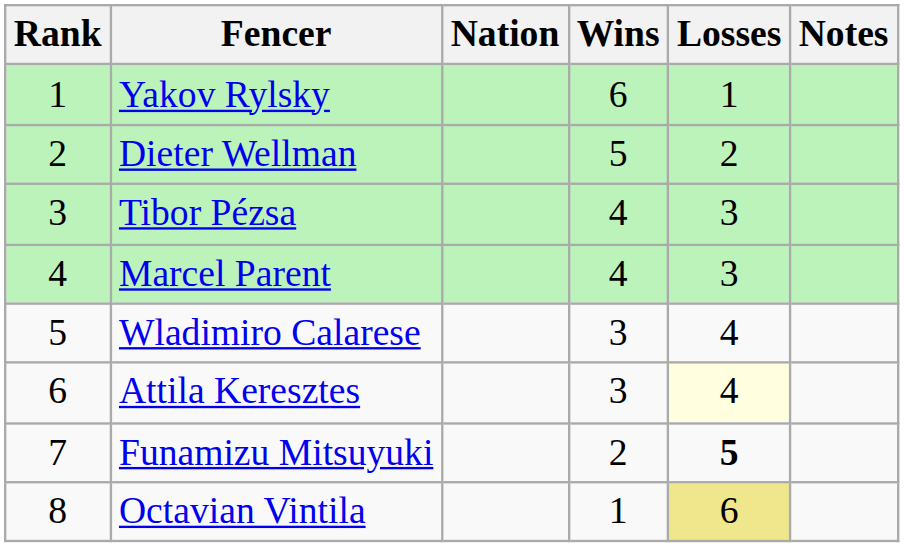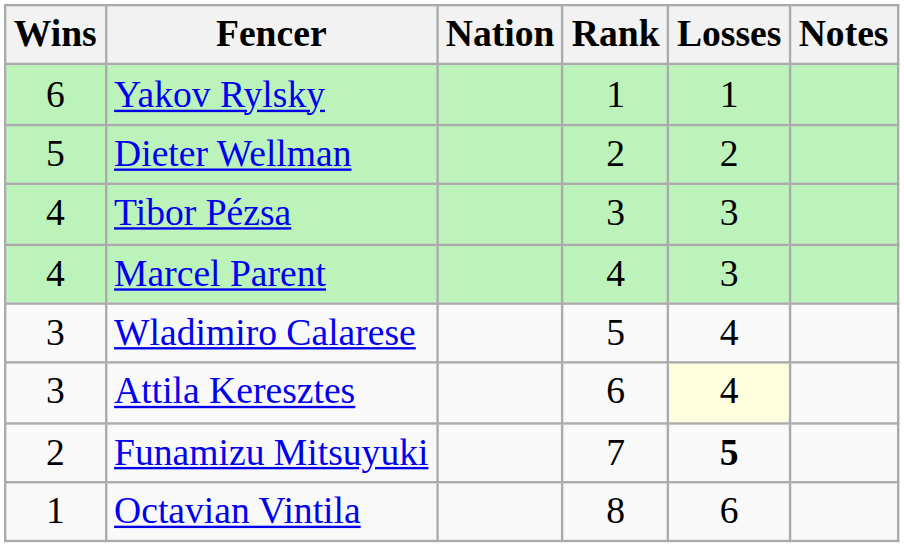columns swapped: (58, 34) <-> (618, 34)
(729, 511) khaki background -> (729, 511) no background
